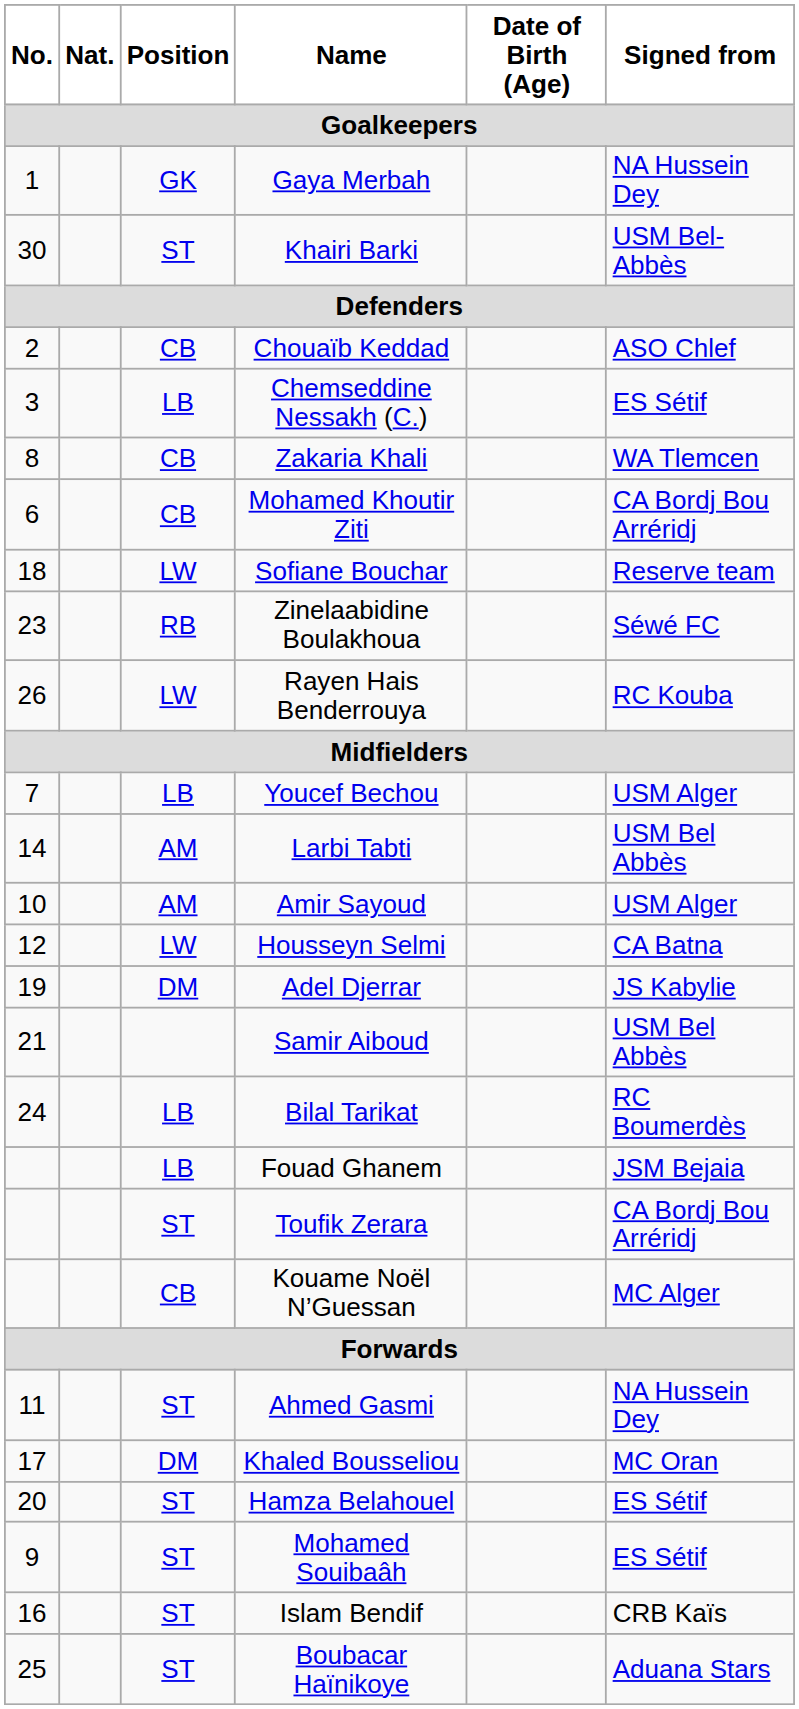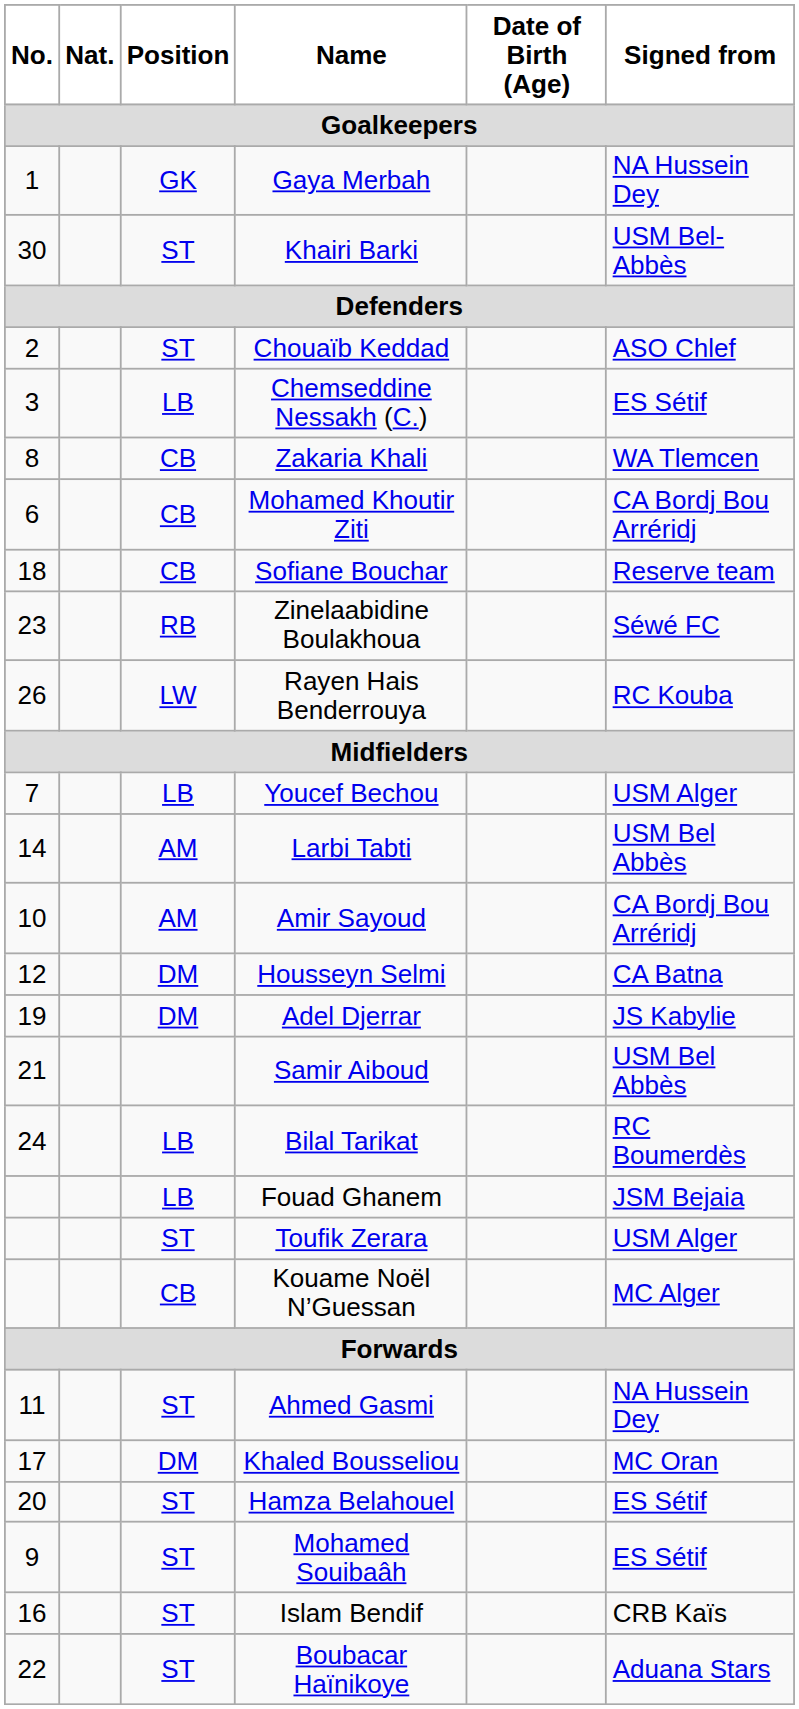(178, 348) CB -> (178, 348) ST
(178, 570) LW -> (178, 570) CB
(675, 904) USM Alger -> (691, 919) CA Bordj Bou Arréridj
(178, 945) LW -> (178, 974) DM
(691, 1224) CA Bordj Bou Arréridj -> (675, 1238) USM Alger
(32, 1669) 25 -> (32, 1669) 22
